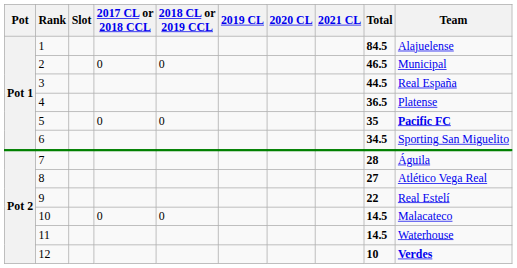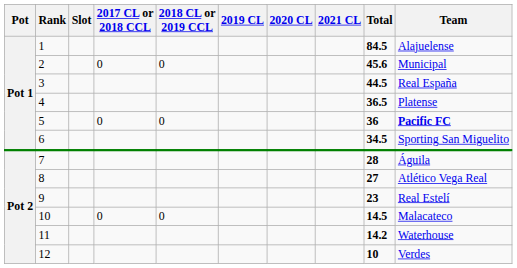(377, 64) 46.5 -> (377, 64) 45.6
(372, 121) 35 -> (372, 121) 36
(372, 197) 22 -> (372, 197) 23
(377, 235) 14.5 -> (377, 235) 14.2
(415, 254) bold -> (414, 254) normal
